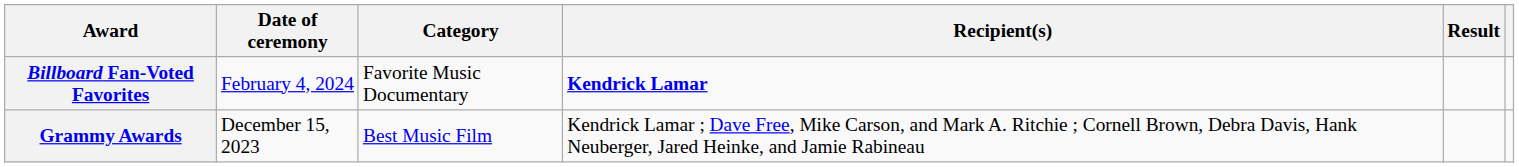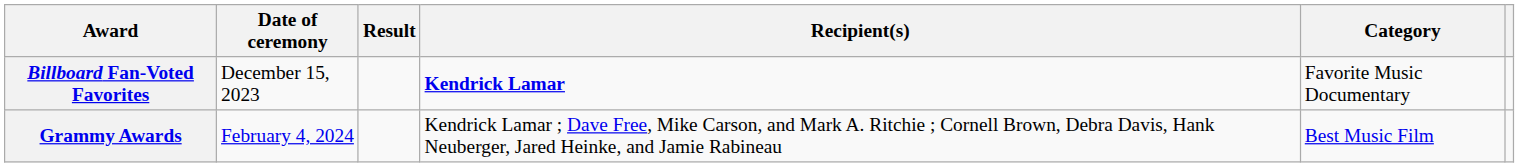columns swapped: (461, 30) <-> (1474, 30)
(287, 83) February 4, 2024 -> (275, 83) December 15, 2023
(275, 135) December 15, 2023 -> (287, 135) February 4, 2024
